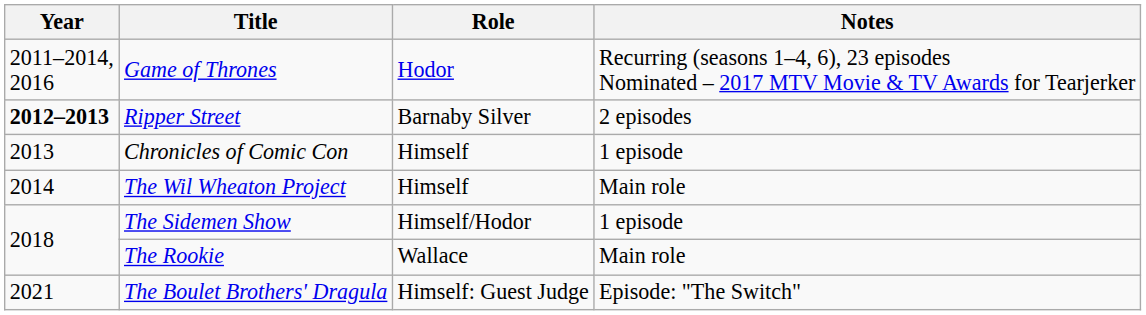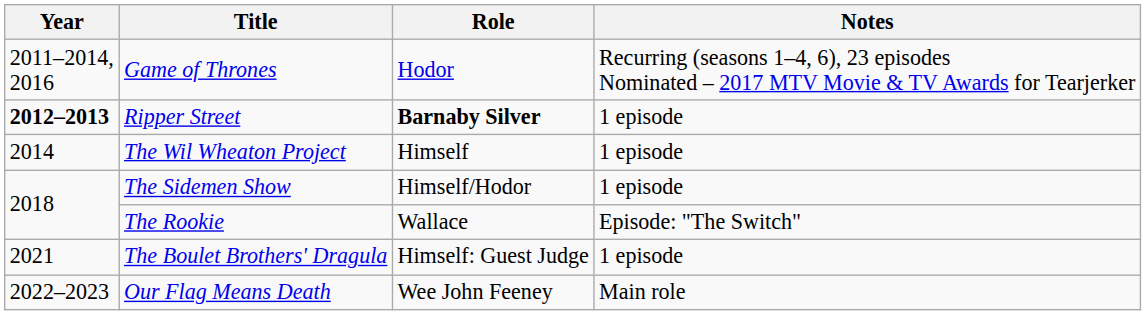(464, 116) normal -> (469, 116) bold
(645, 116) 2 episodes -> (641, 116) 1 episode
- row: (236, 151)
(642, 186) Main role -> (641, 151) 1 episode
(642, 256) Main role -> (700, 221) Episode: "The Switch"
(700, 291) Episode: "The Switch" -> (641, 256) 1 episode
+ row: (227, 291)
